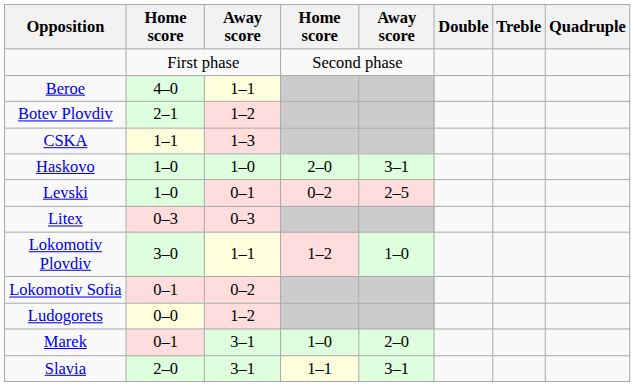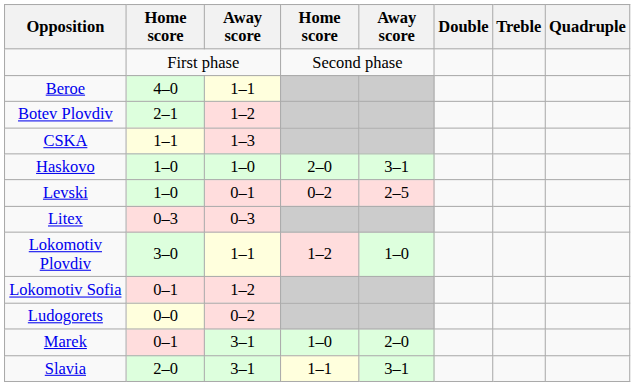(243, 289) 0–2 -> (243, 289) 1–2
(243, 316) 1–2 -> (243, 316) 0–2
